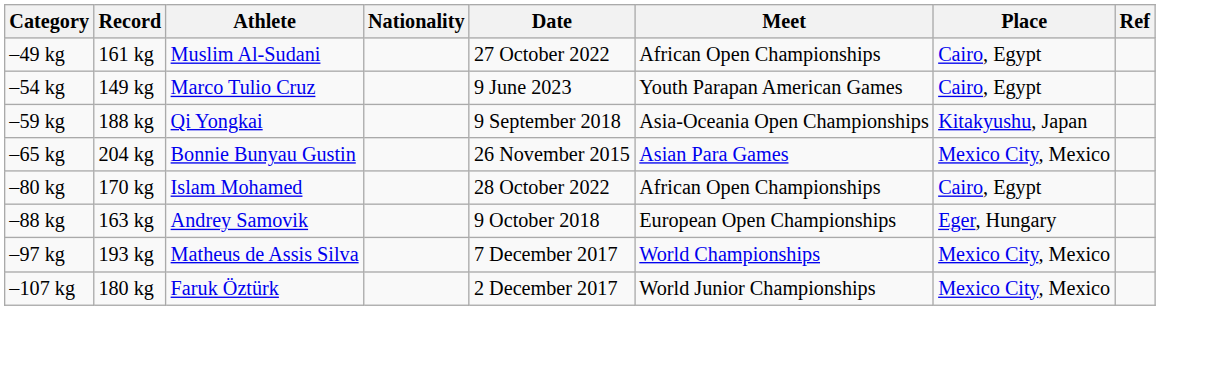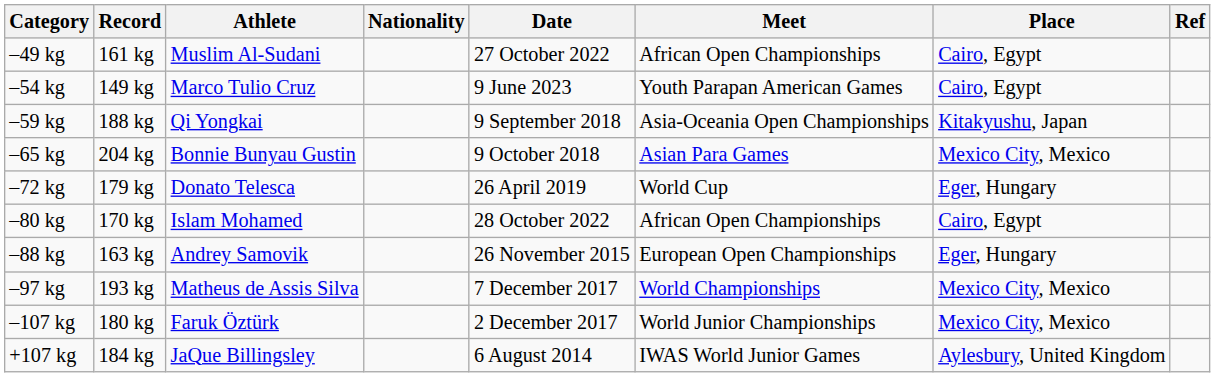(552, 154) 26 November 2015 -> (537, 154) 9 October 2018
+ row: (37, 188)
(537, 221) 9 October 2018 -> (552, 254) 26 November 2015
+ row: (43, 354)
